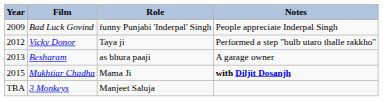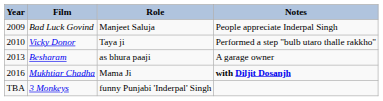(155, 27) funny Punjabi 'Inderpal' Singh -> (127, 27) Manjeet Saluja
(16, 42) 2012 -> (16, 42) 2010
(16, 73) 2015 -> (16, 73) 2016
(127, 88) Manjeet Saluja -> (155, 88) funny Punjabi 'Inderpal' Singh
